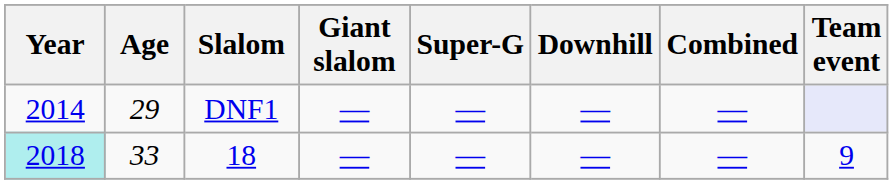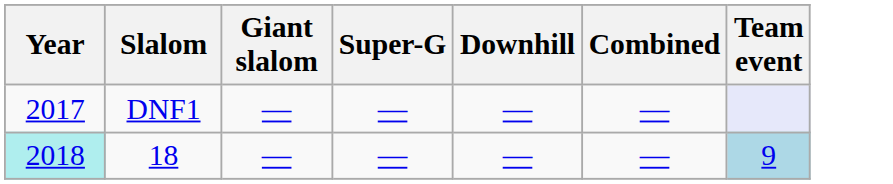- column: (145, 44)
(55, 108) 2014 -> (55, 108) 2017
(847, 155) no background -> (769, 155) lightblue background
